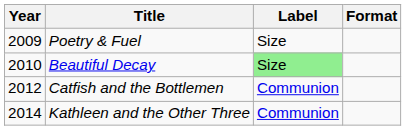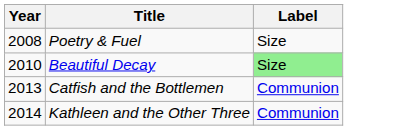- column: (372, 16)
(25, 40) 2009 -> (25, 40) 2008
(25, 88) 2012 -> (25, 88) 2013
